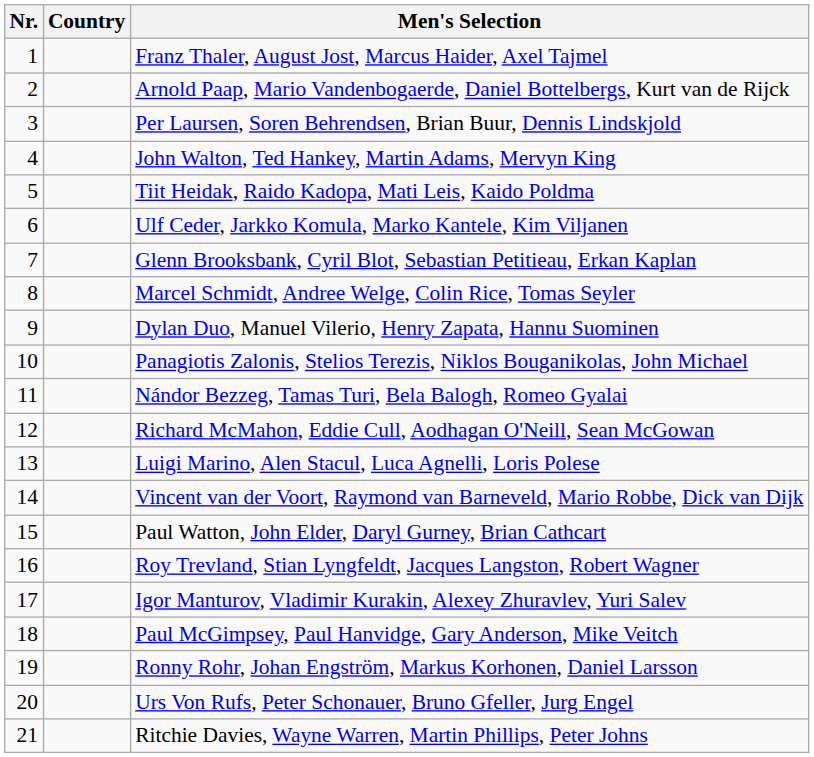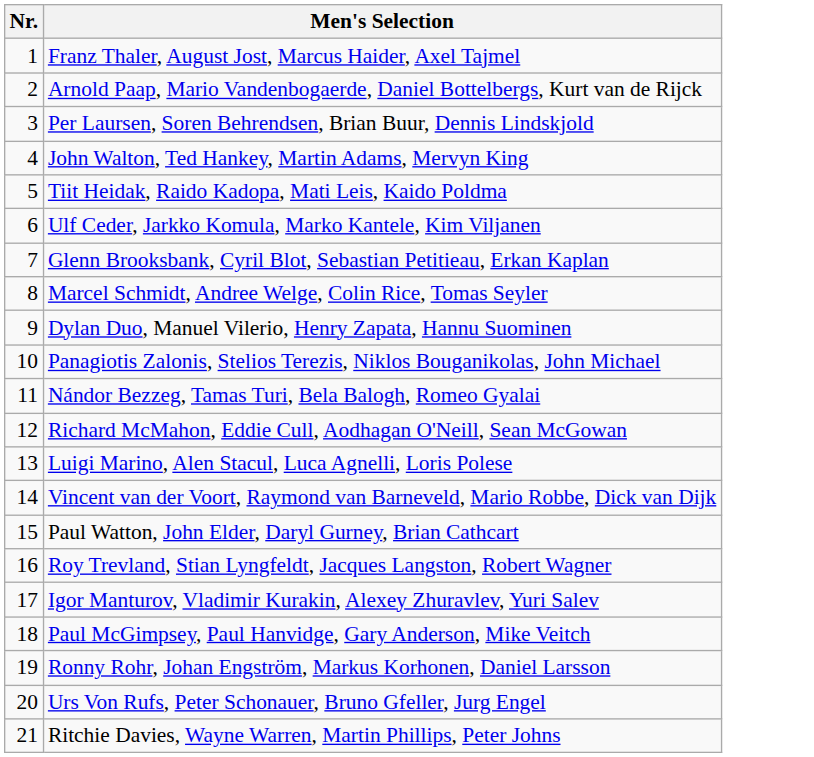- column: (87, 21)
